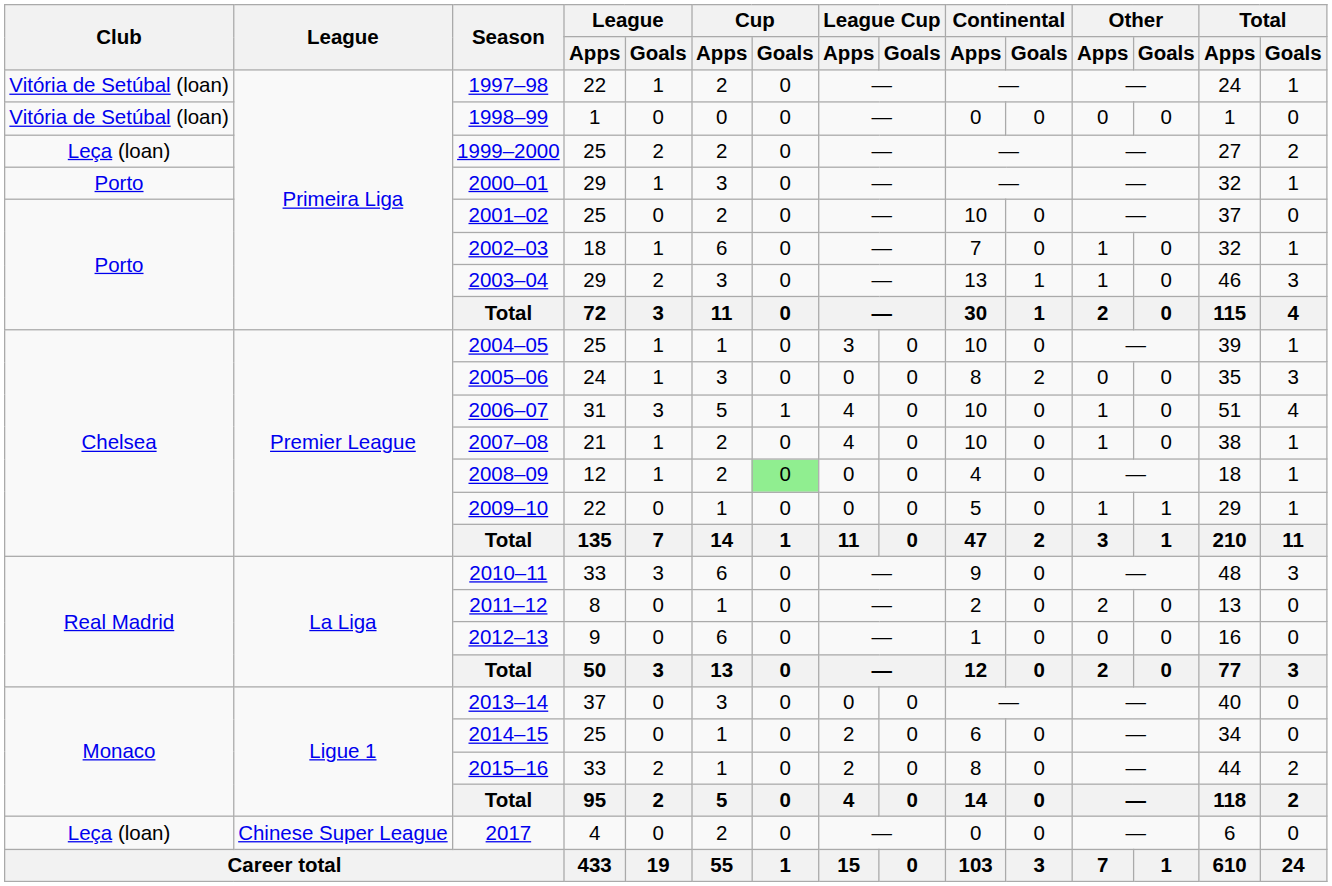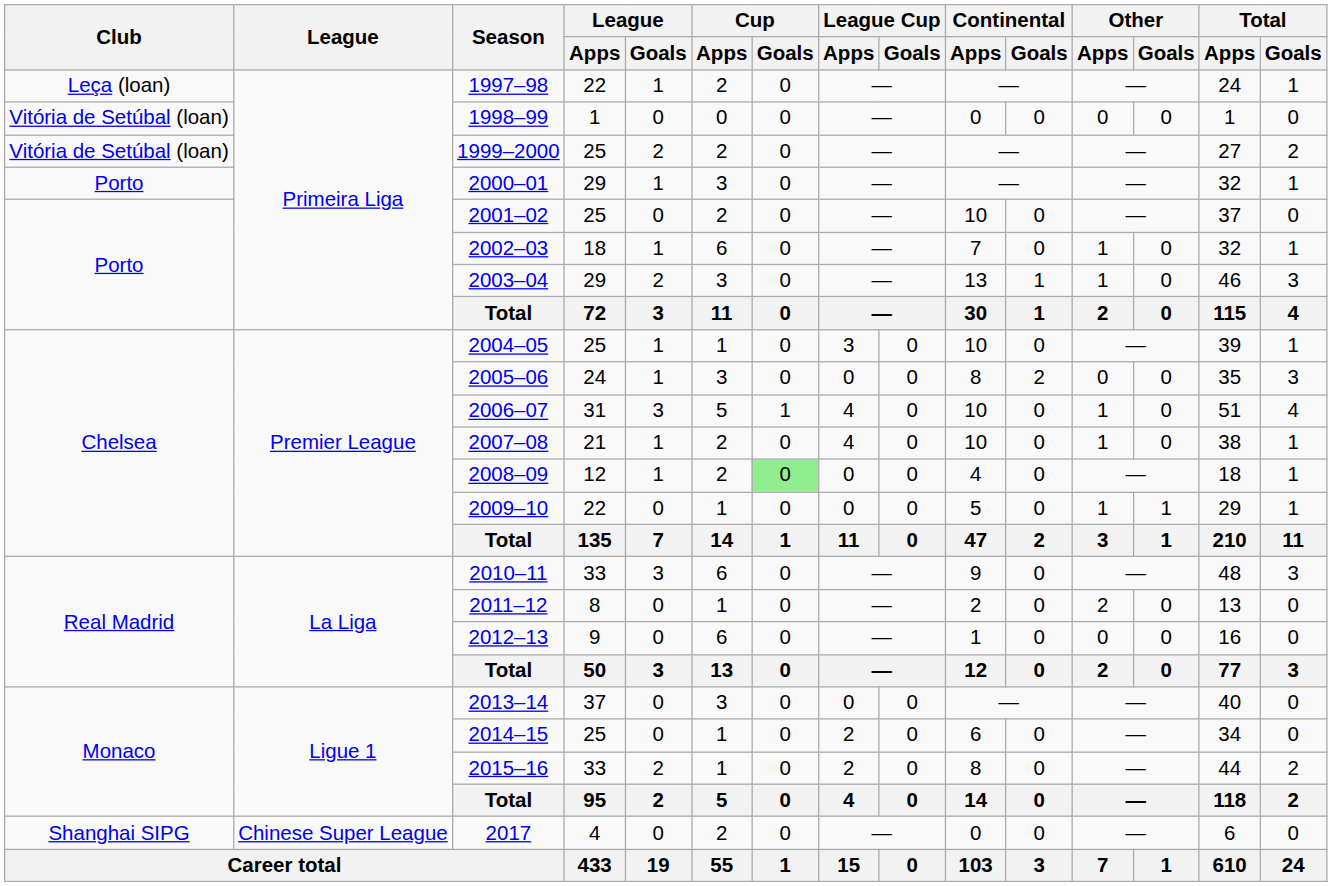(119, 85) Vitória de Setúbal (loan) -> (119, 85) Leça (loan)
(119, 150) Leça (loan) -> (119, 150) Vitória de Setúbal (loan)
(119, 832) Leça (loan) -> (119, 832) Shanghai SIPG
